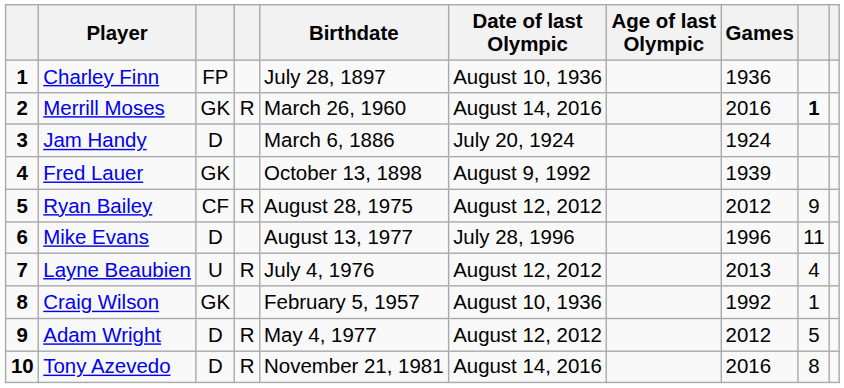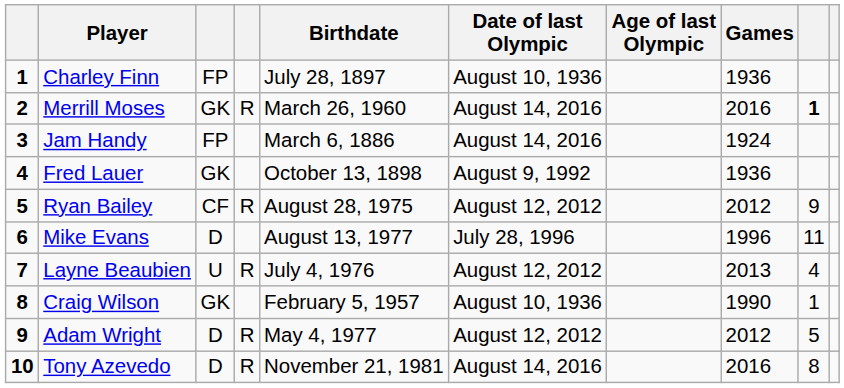(215, 141) D -> (215, 141) FP
(514, 141) July 20, 1924 -> (528, 141) August 14, 2016
(748, 173) 1939 -> (748, 173) 1936
(748, 302) 1992 -> (748, 302) 1990
